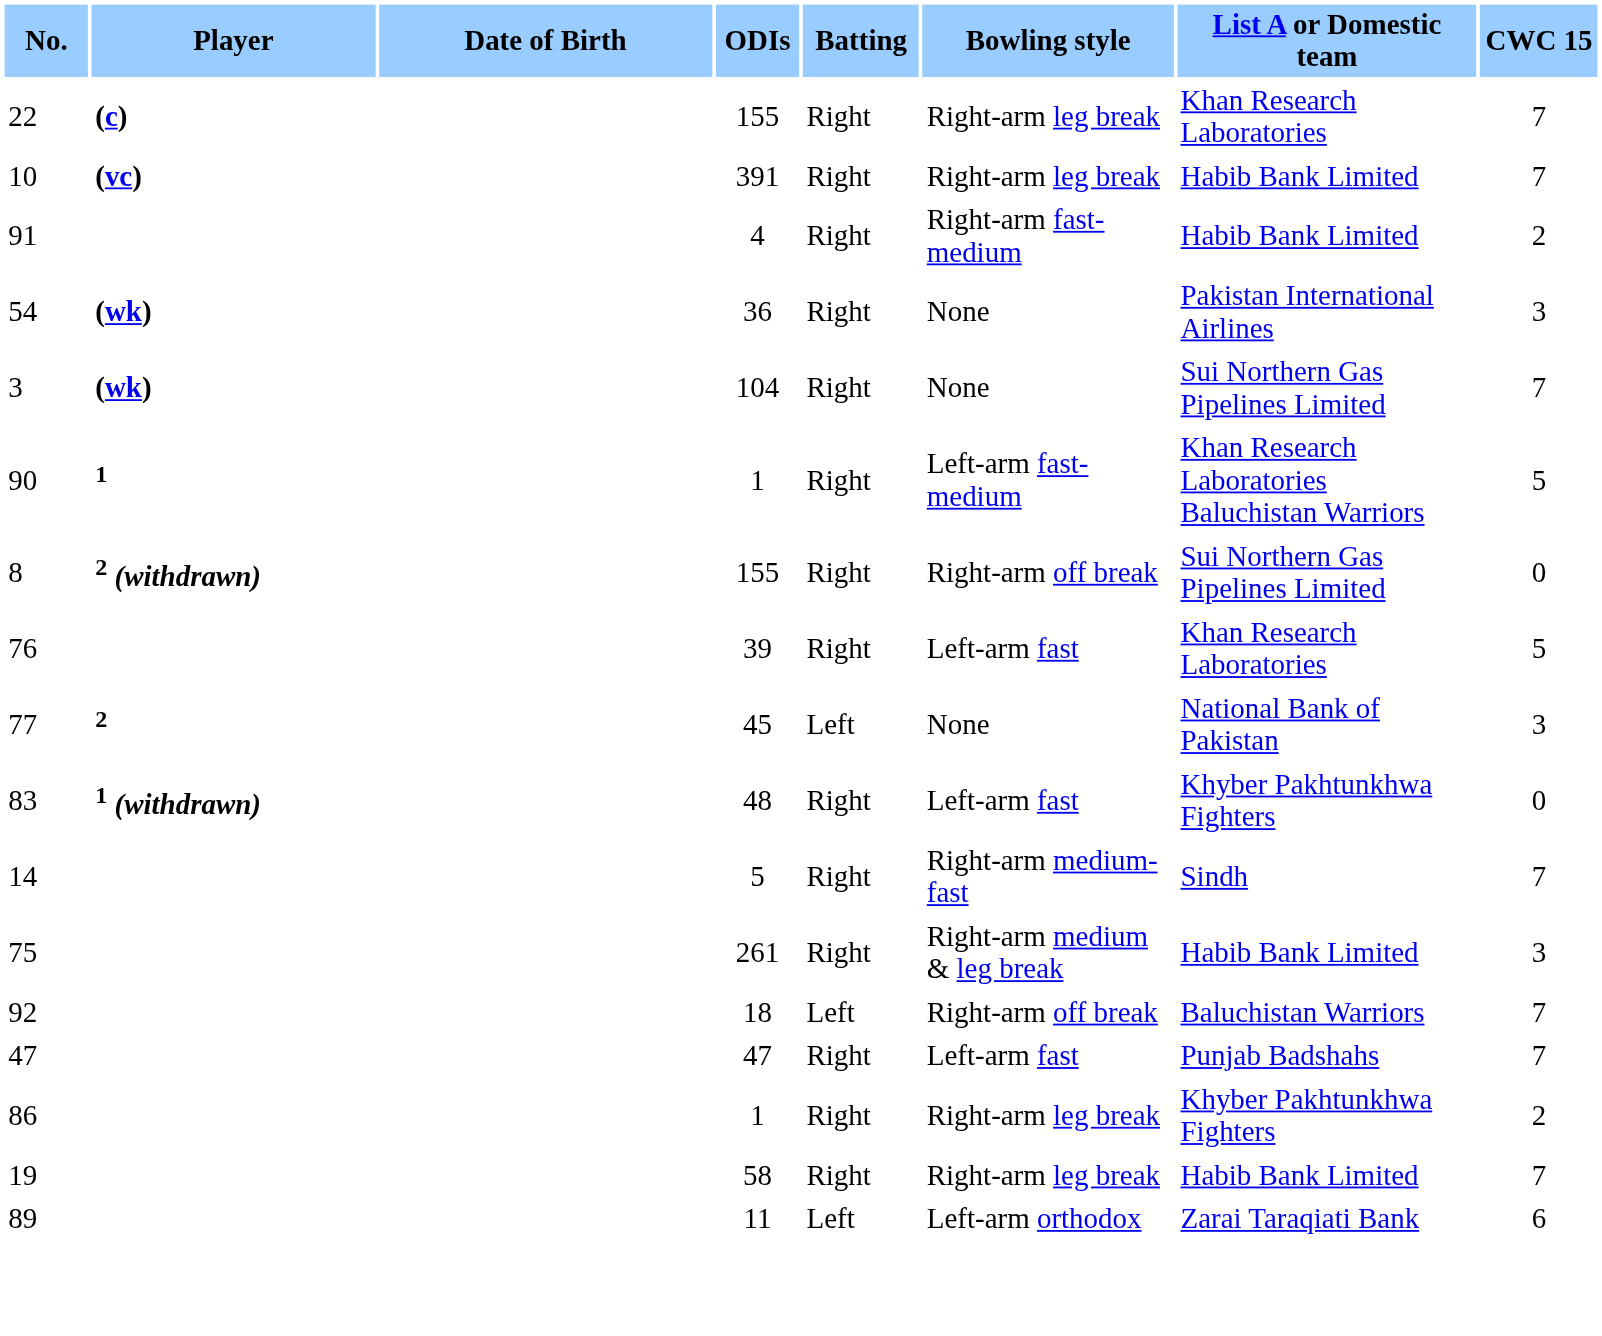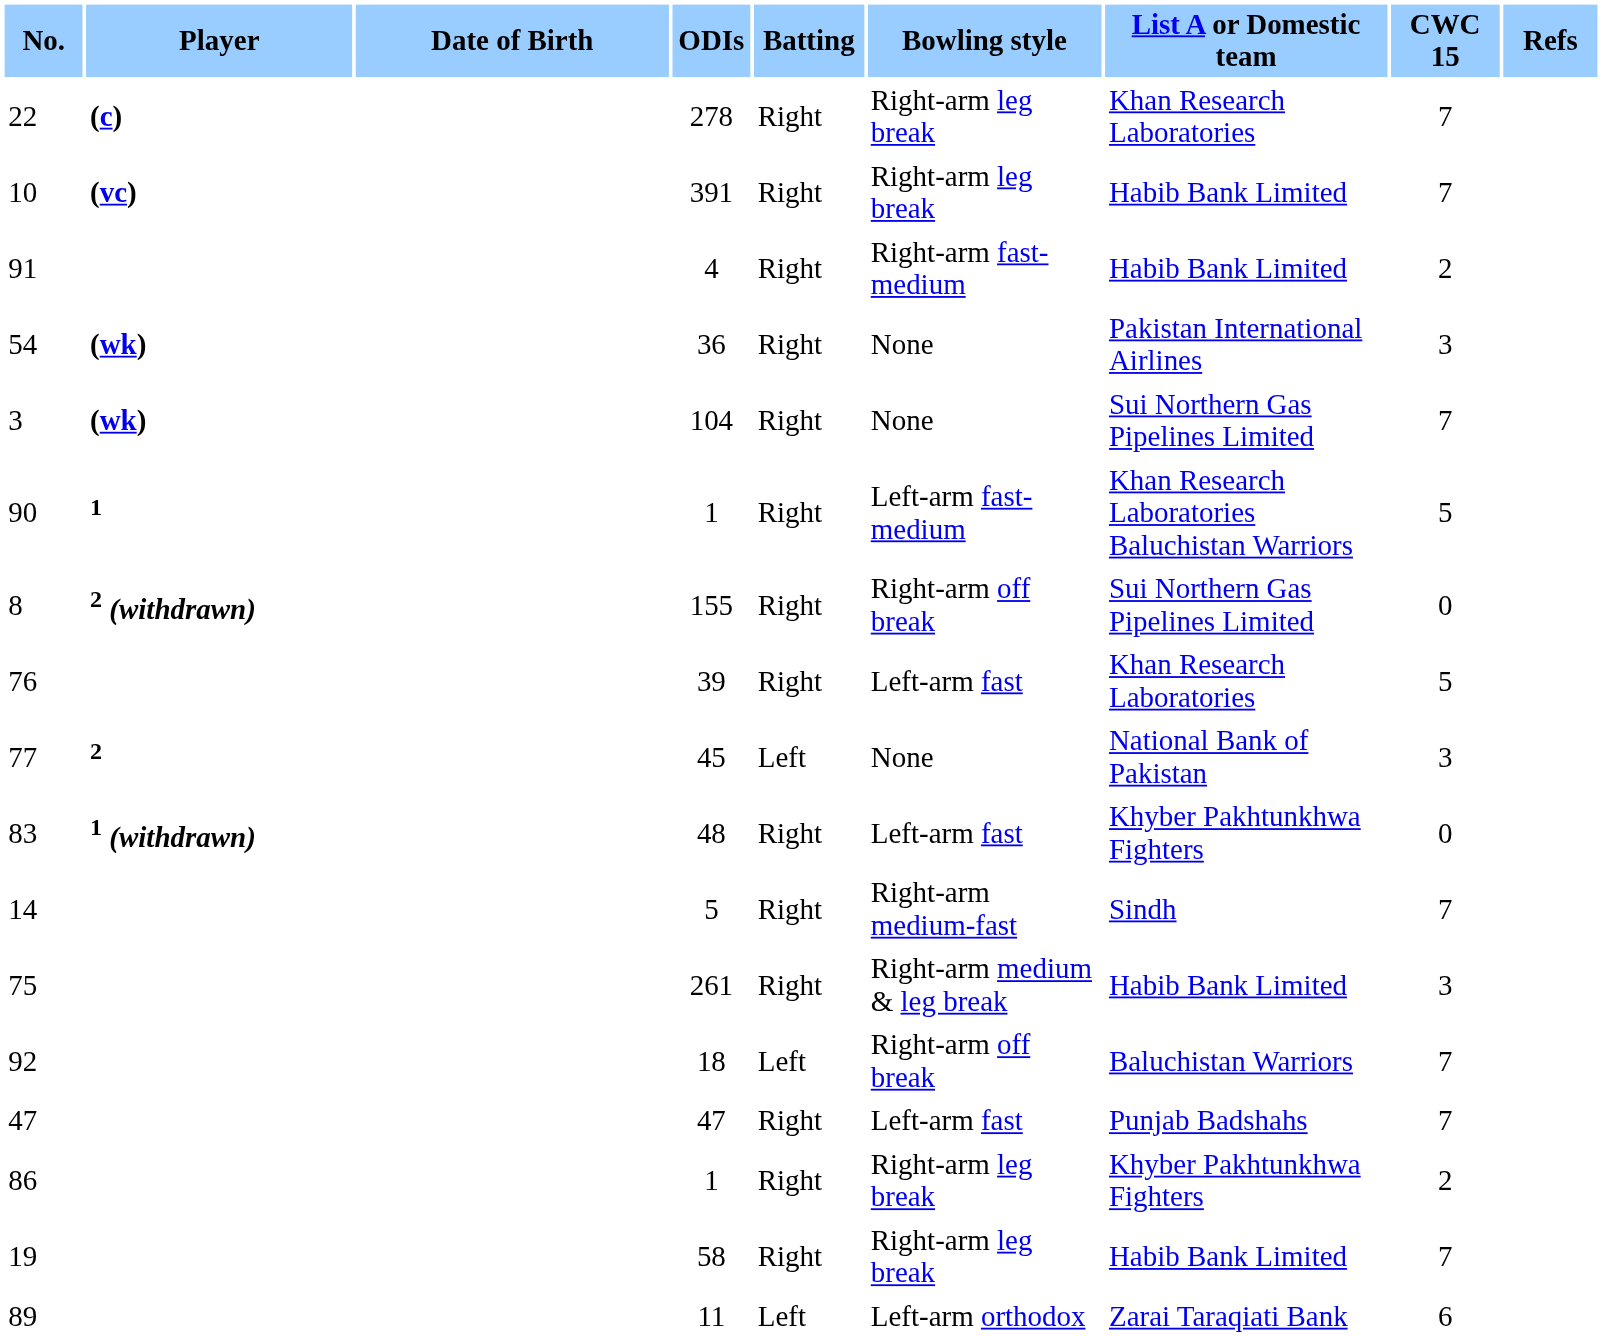+ column: (1550, 40)
(758, 116) 155 -> (711, 116) 278
